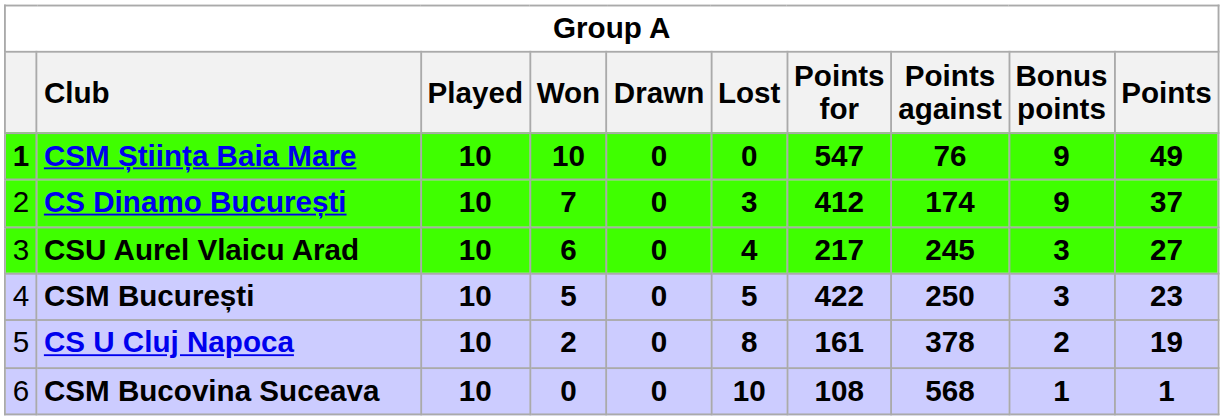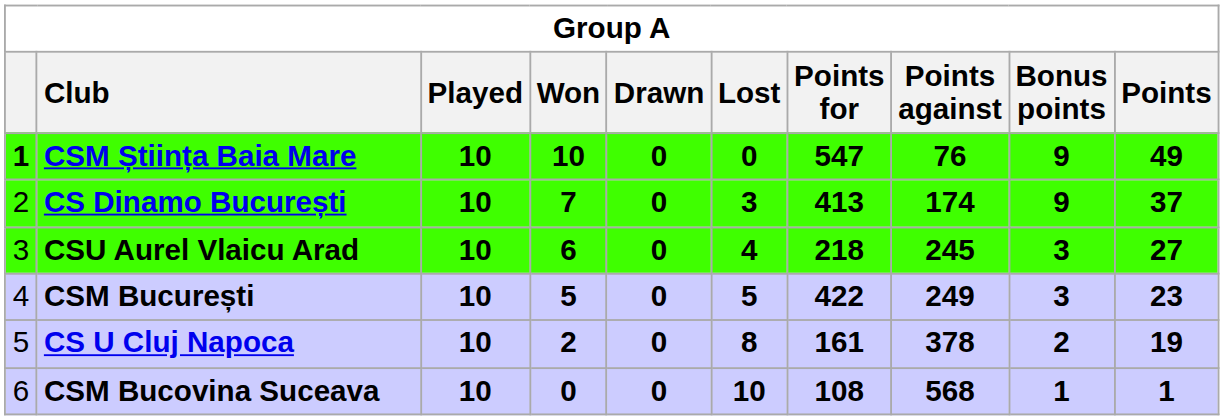(839, 202) 412 -> (839, 202) 413
(839, 249) 217 -> (839, 249) 218
(950, 296) 250 -> (950, 296) 249
